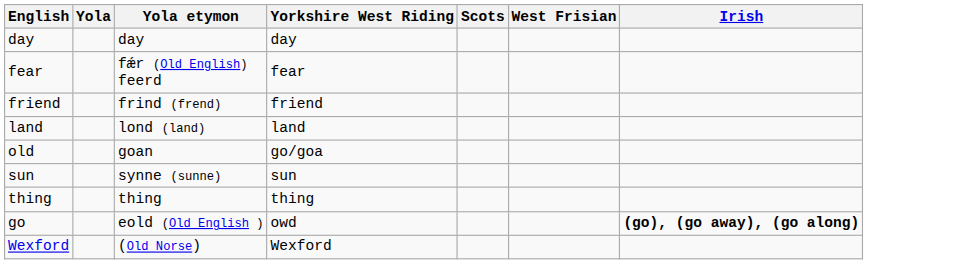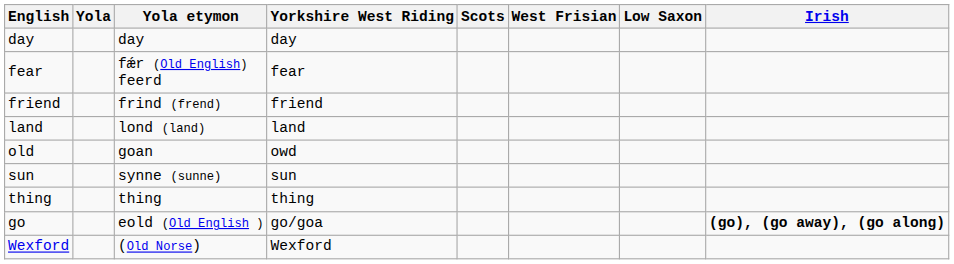+ column: (663, 16)
(297, 152) go/goa -> (284, 152) owd
(284, 223) owd -> (297, 223) go/goa
